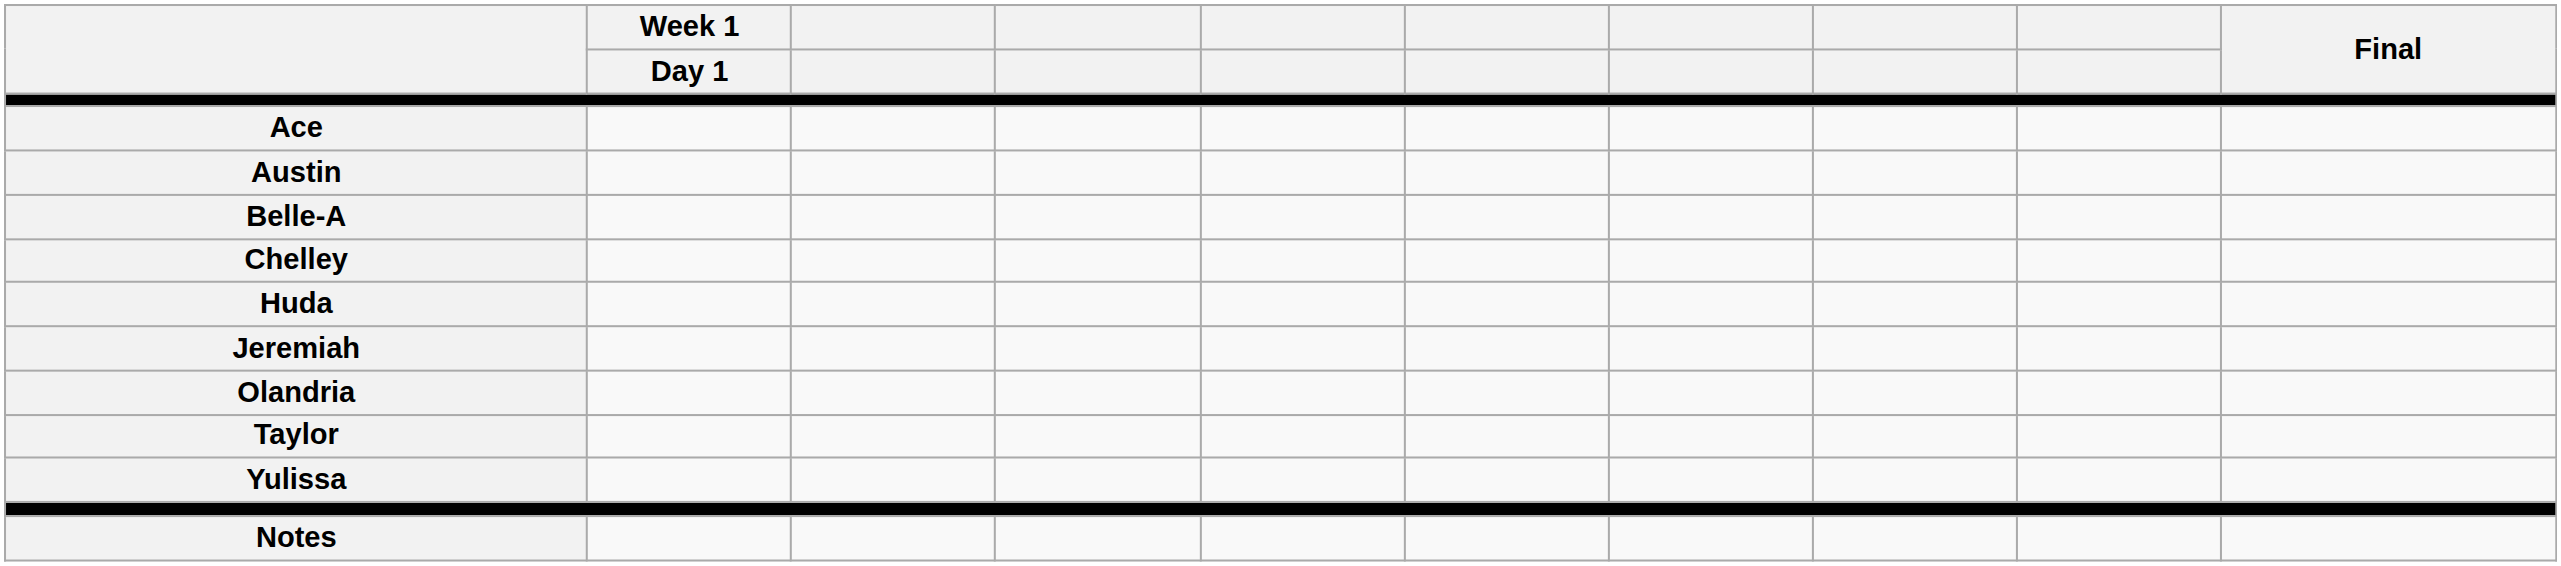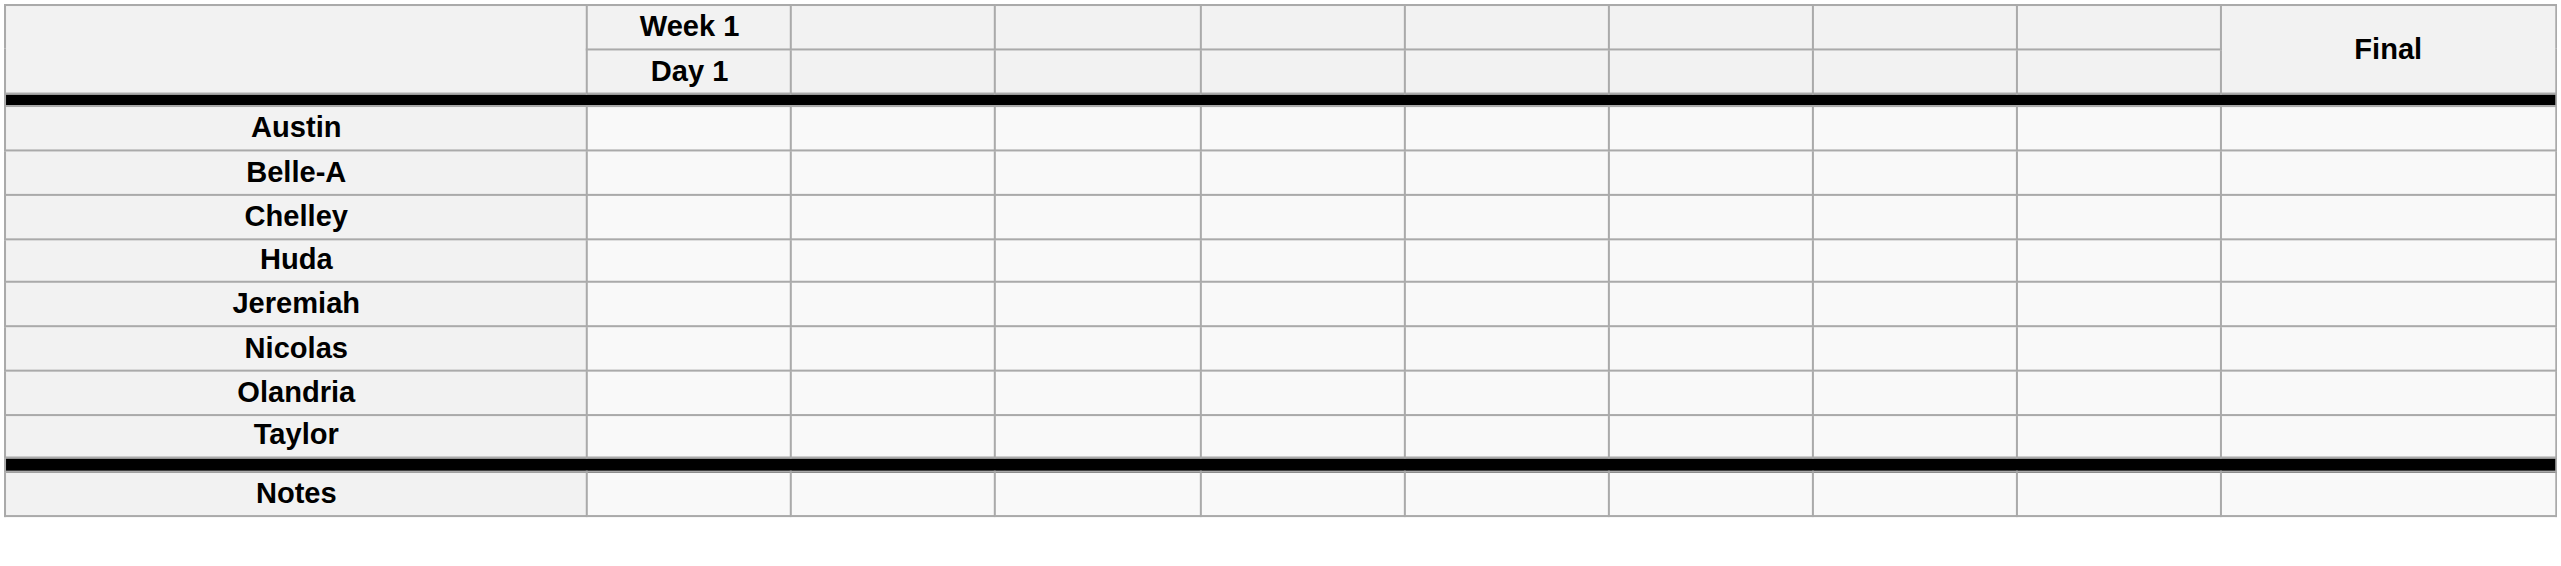- row: (296, 128)
+ row: (296, 348)
- row: (296, 479)
